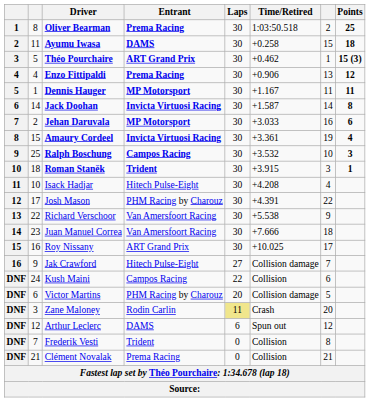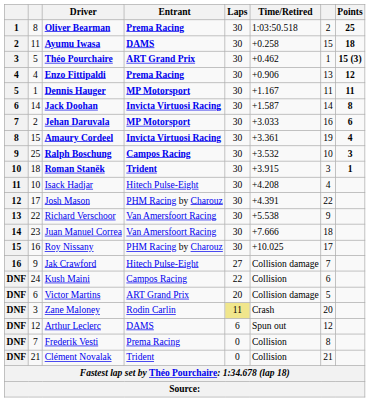(158, 247) ART Grand Prix -> (175, 247) PHM Racing by Charouz
(175, 294) PHM Racing by Charouz -> (158, 294) ART Grand Prix
(140, 341) Trident -> (153, 341) Prema Racing
(153, 357) Prema Racing -> (140, 357) Trident
